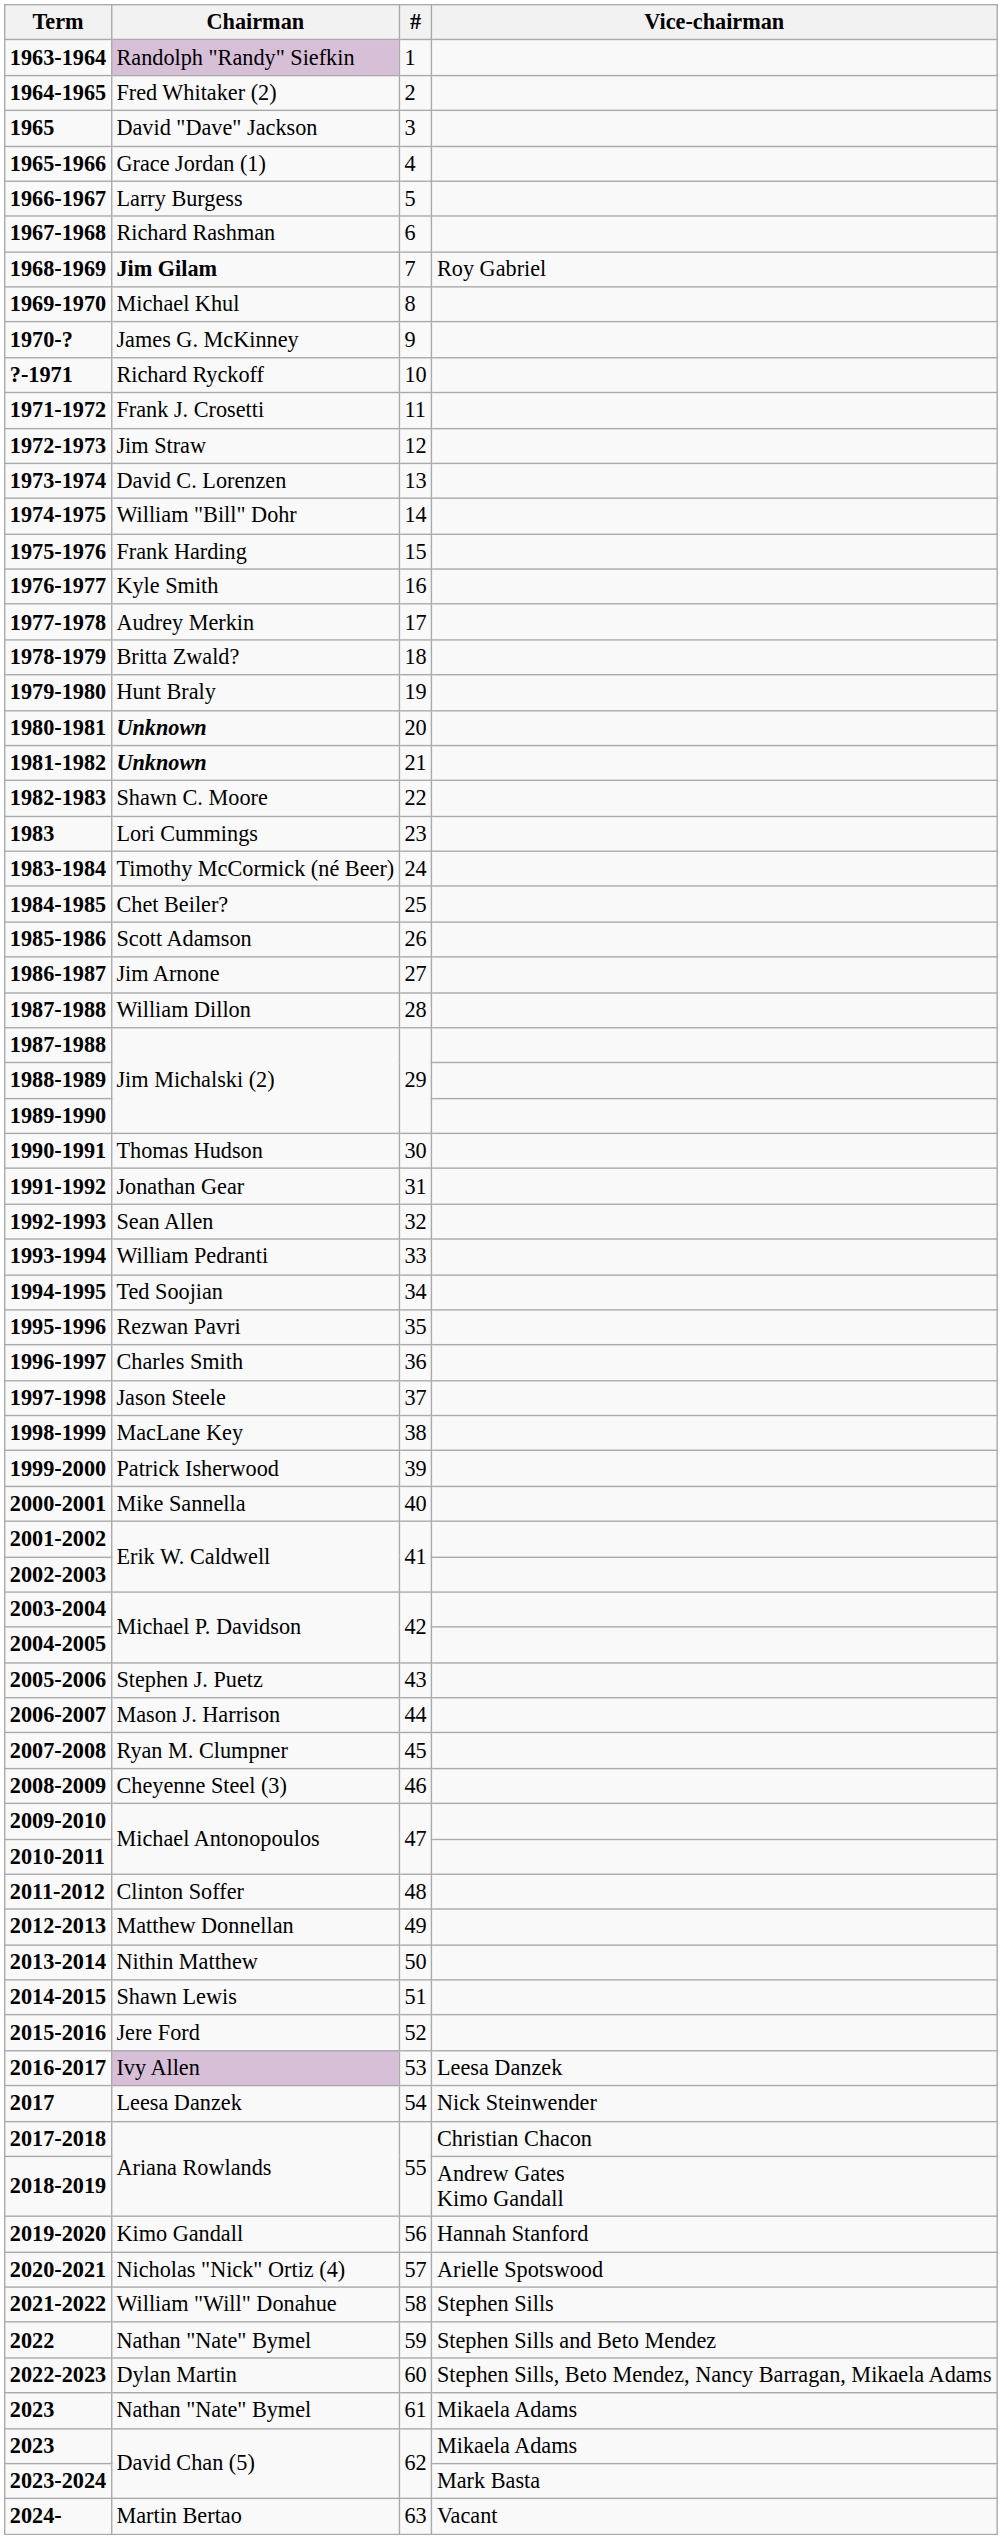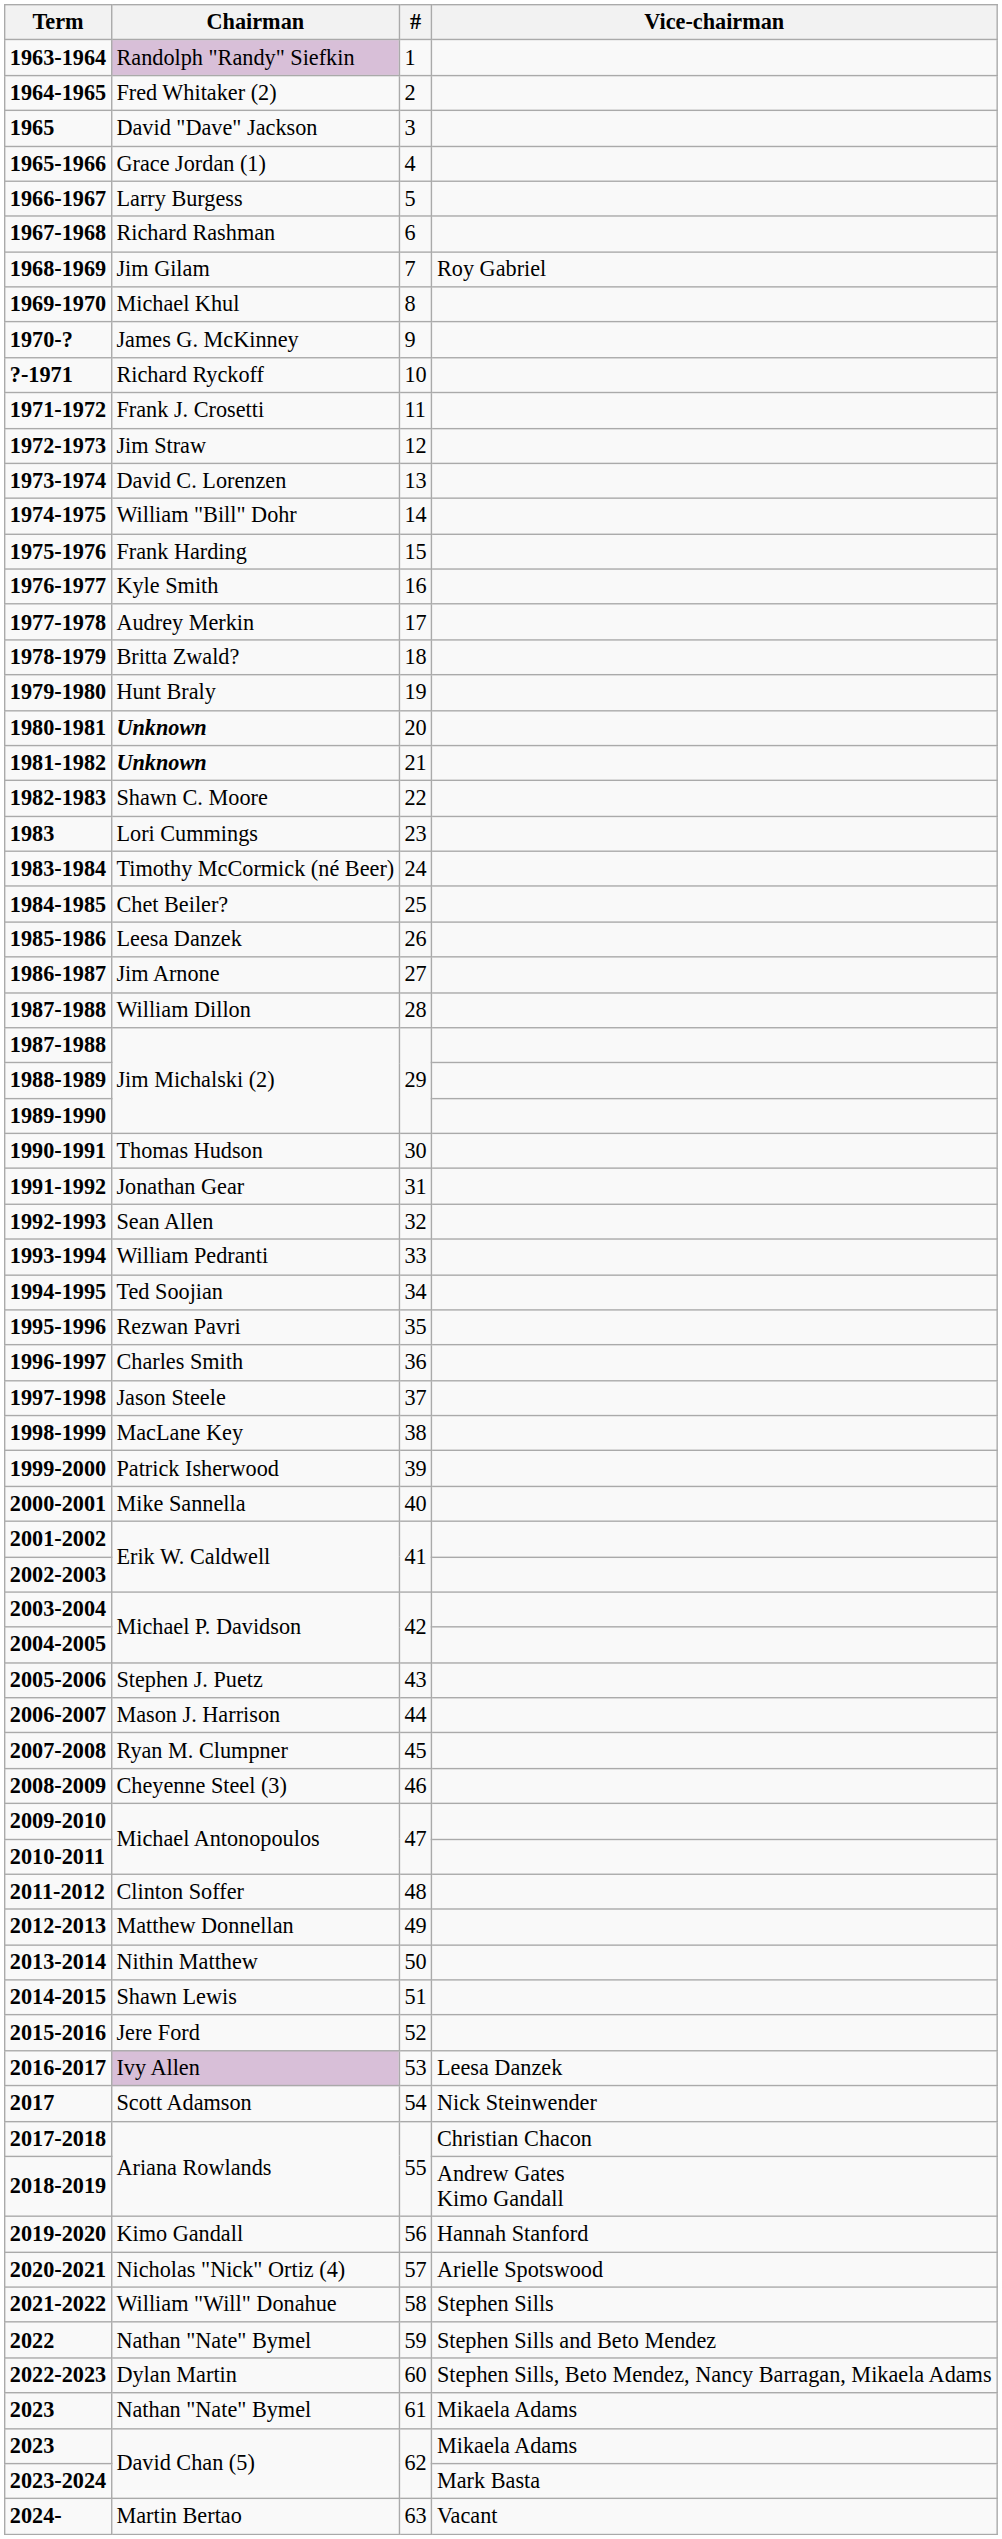(167, 269) bold -> (163, 269) normal
(184, 939) Scott Adamson -> (179, 939) Leesa Danzek
(179, 2103) Leesa Danzek -> (184, 2103) Scott Adamson
